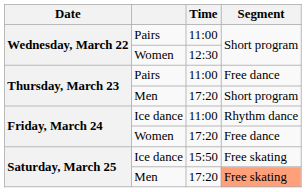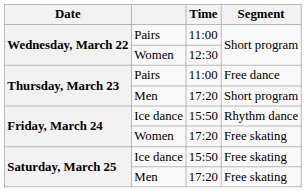(203, 116) 11:00 -> (203, 116) 15:50
(252, 136) Free dance -> (255, 136) Free skating
(255, 177) lightsalmon background -> (255, 177) no background
